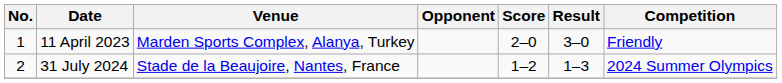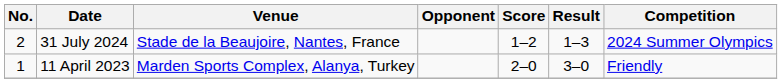rows swapped: (85, 41) <-> (84, 66)
